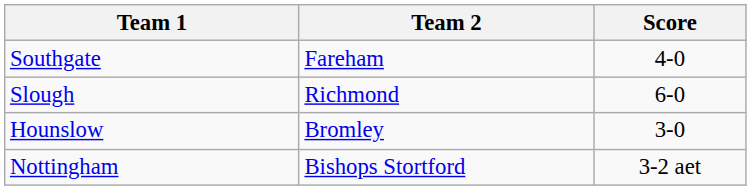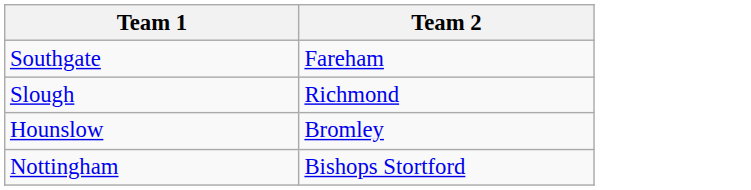- column: (670, 22)
